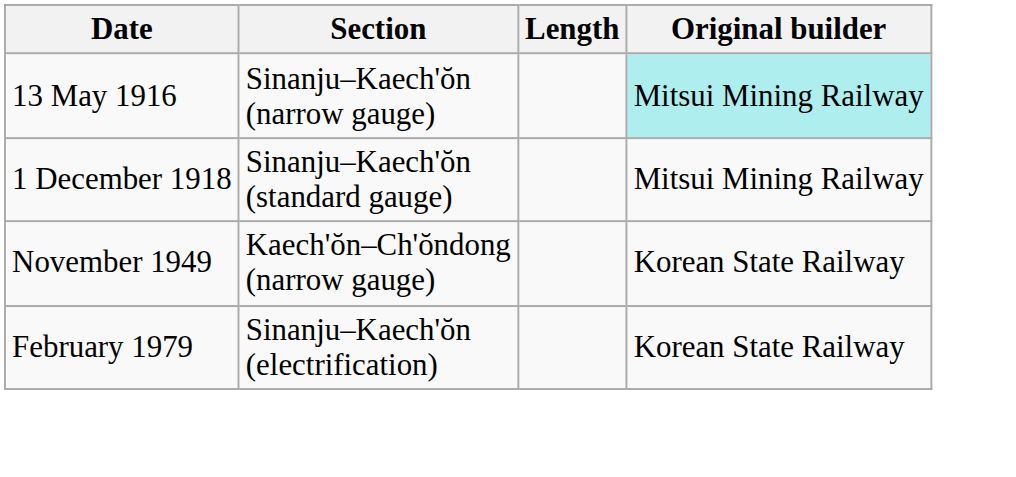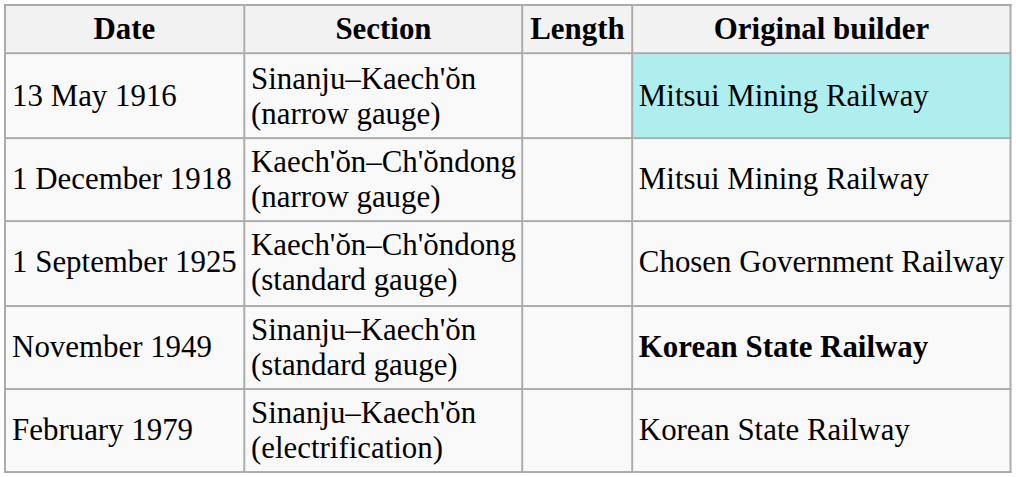(358, 179) Sinanju–Kaech'ŏn (standard gauge) -> (384, 179) Kaech'ŏn–Ch'ŏndong (narrow gauge)
+ row: (124, 262)
(378, 262) Kaech'ŏn–Ch'ŏndong (narrow gauge) -> (364, 346) Sinanju–Kaech'ŏn (standard gauge)
(769, 262) normal -> (784, 346) bold
